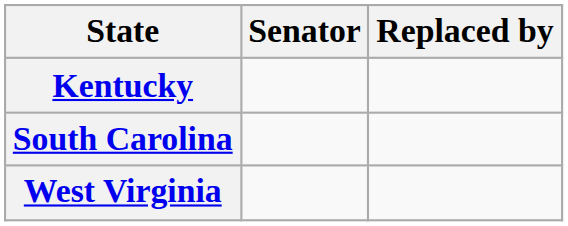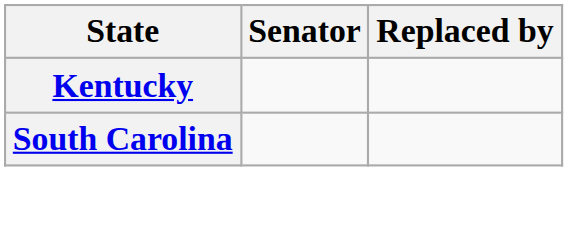- row: (123, 191)
